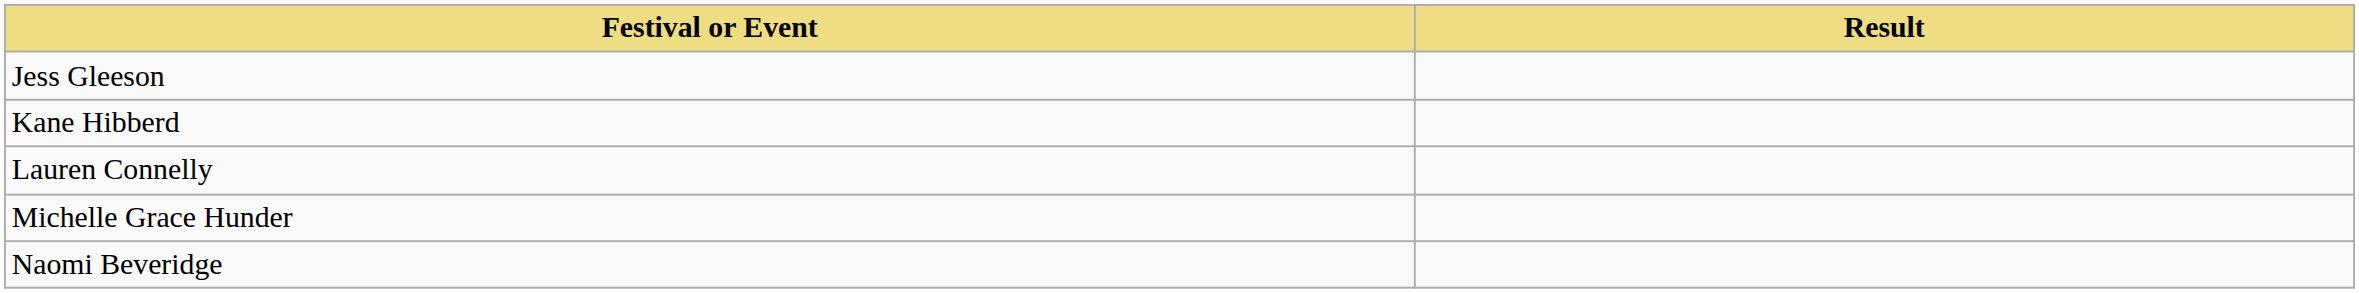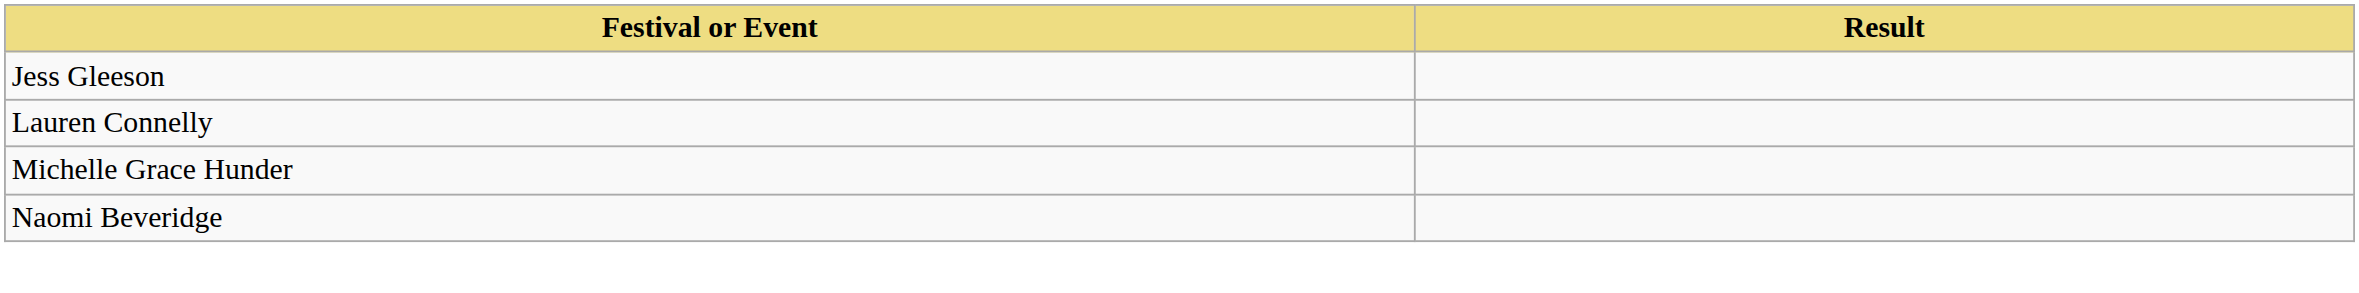- row: (96, 122)
